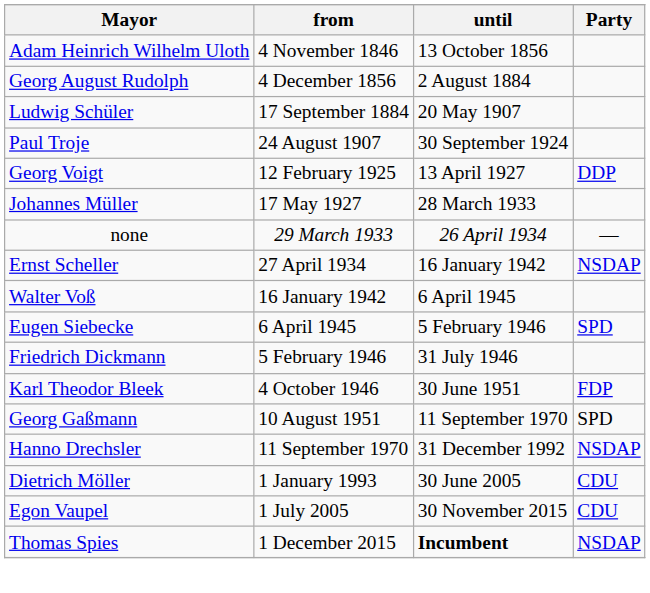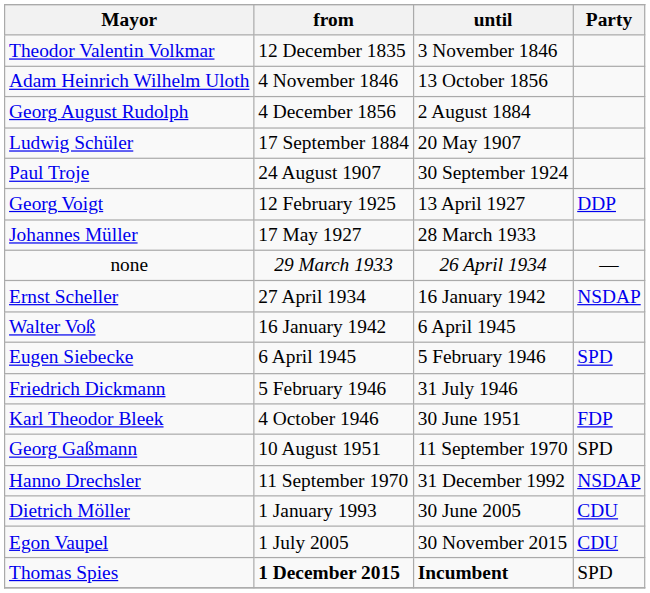+ row: (112, 50)
(327, 541) normal -> (329, 572) bold
(609, 541) NSDAP -> (595, 572) SPD
